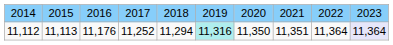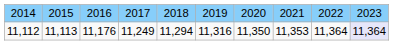(138, 31) 11,252 -> (138, 31) 11,249
(215, 31) paleturquoise background -> (215, 31) no background
(292, 31) 11,351 -> (292, 31) 11,353
